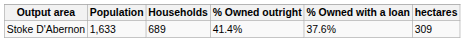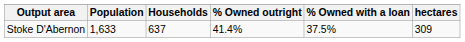(157, 29) 689 -> (157, 29) 637
(321, 29) 37.6% -> (321, 29) 37.5%
